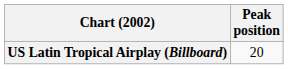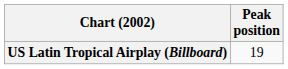(257, 52) 20 -> (257, 52) 19
